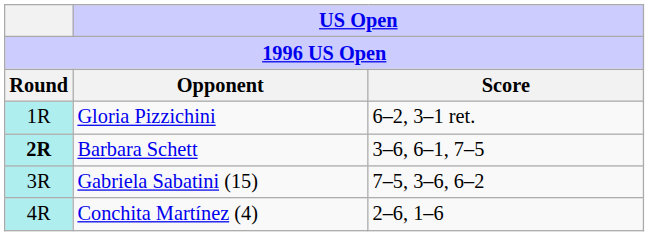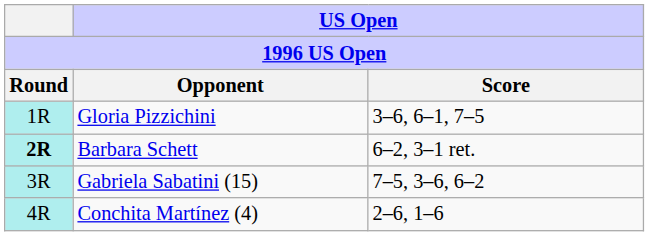(424, 117) 6–2, 3–1 ret. -> (428, 117) 3–6, 6–1, 7–5
(428, 149) 3–6, 6–1, 7–5 -> (424, 149) 6–2, 3–1 ret.
